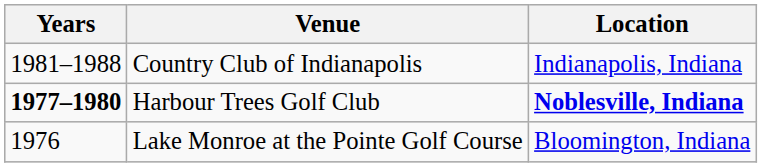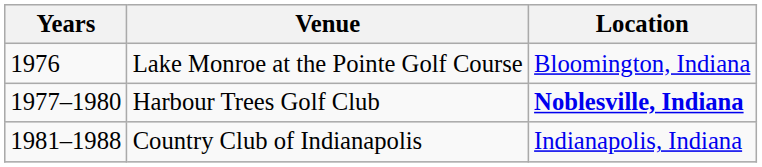rows swapped: (328, 141) <-> (277, 63)
(66, 102) bold -> (66, 102) normal
